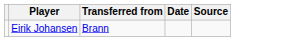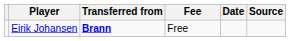+ column: (193, 12)
(96, 28) normal -> (97, 28) bold
